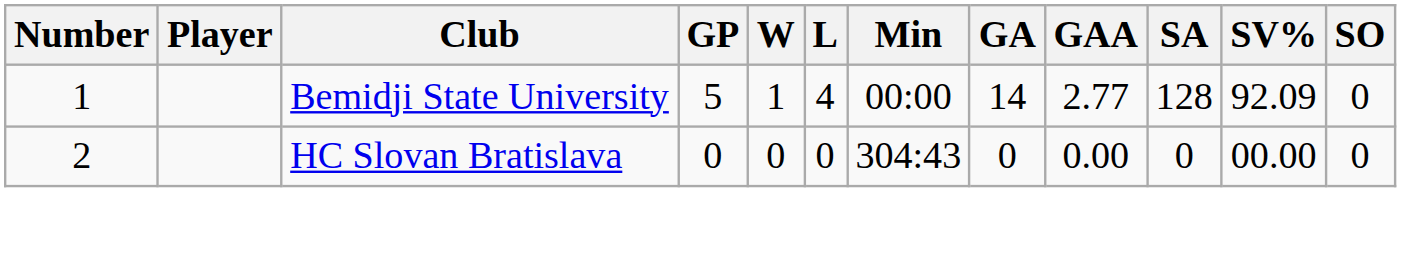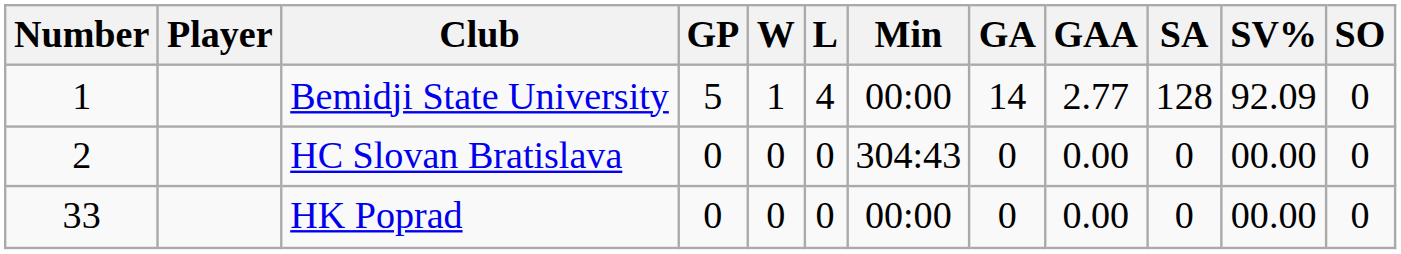+ row: (376, 215)
